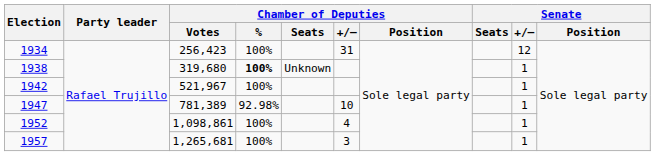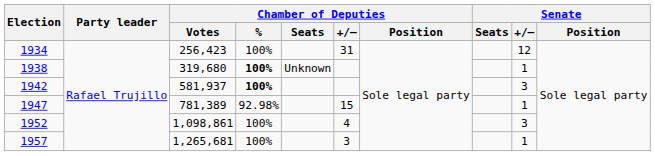(203, 86) 521,967 -> (203, 86) 581,937
(259, 86) normal -> (259, 86) bold
(524, 86) 1 -> (524, 86) 3
(347, 105) 10 -> (347, 105) 15
(524, 123) 1 -> (524, 123) 3
